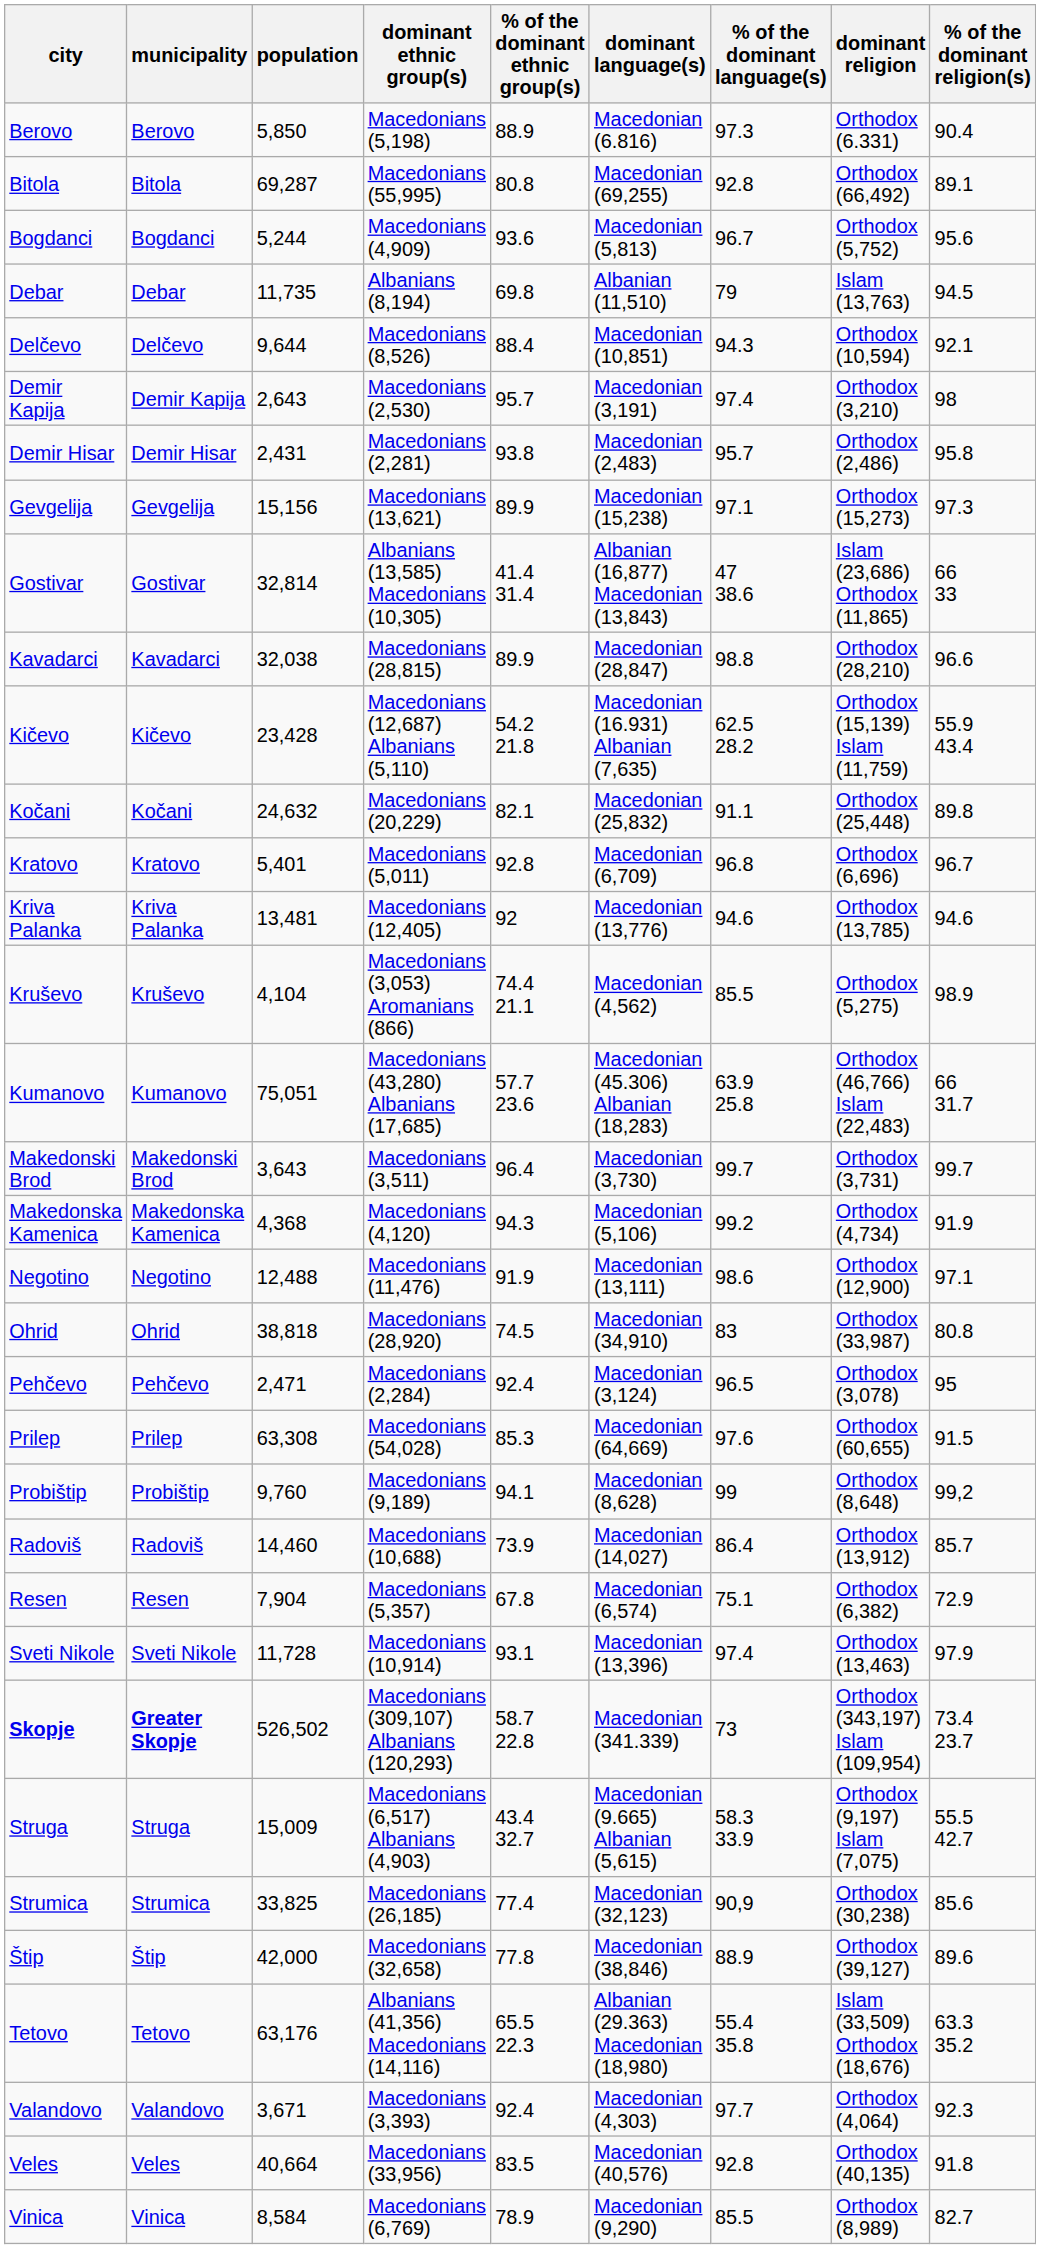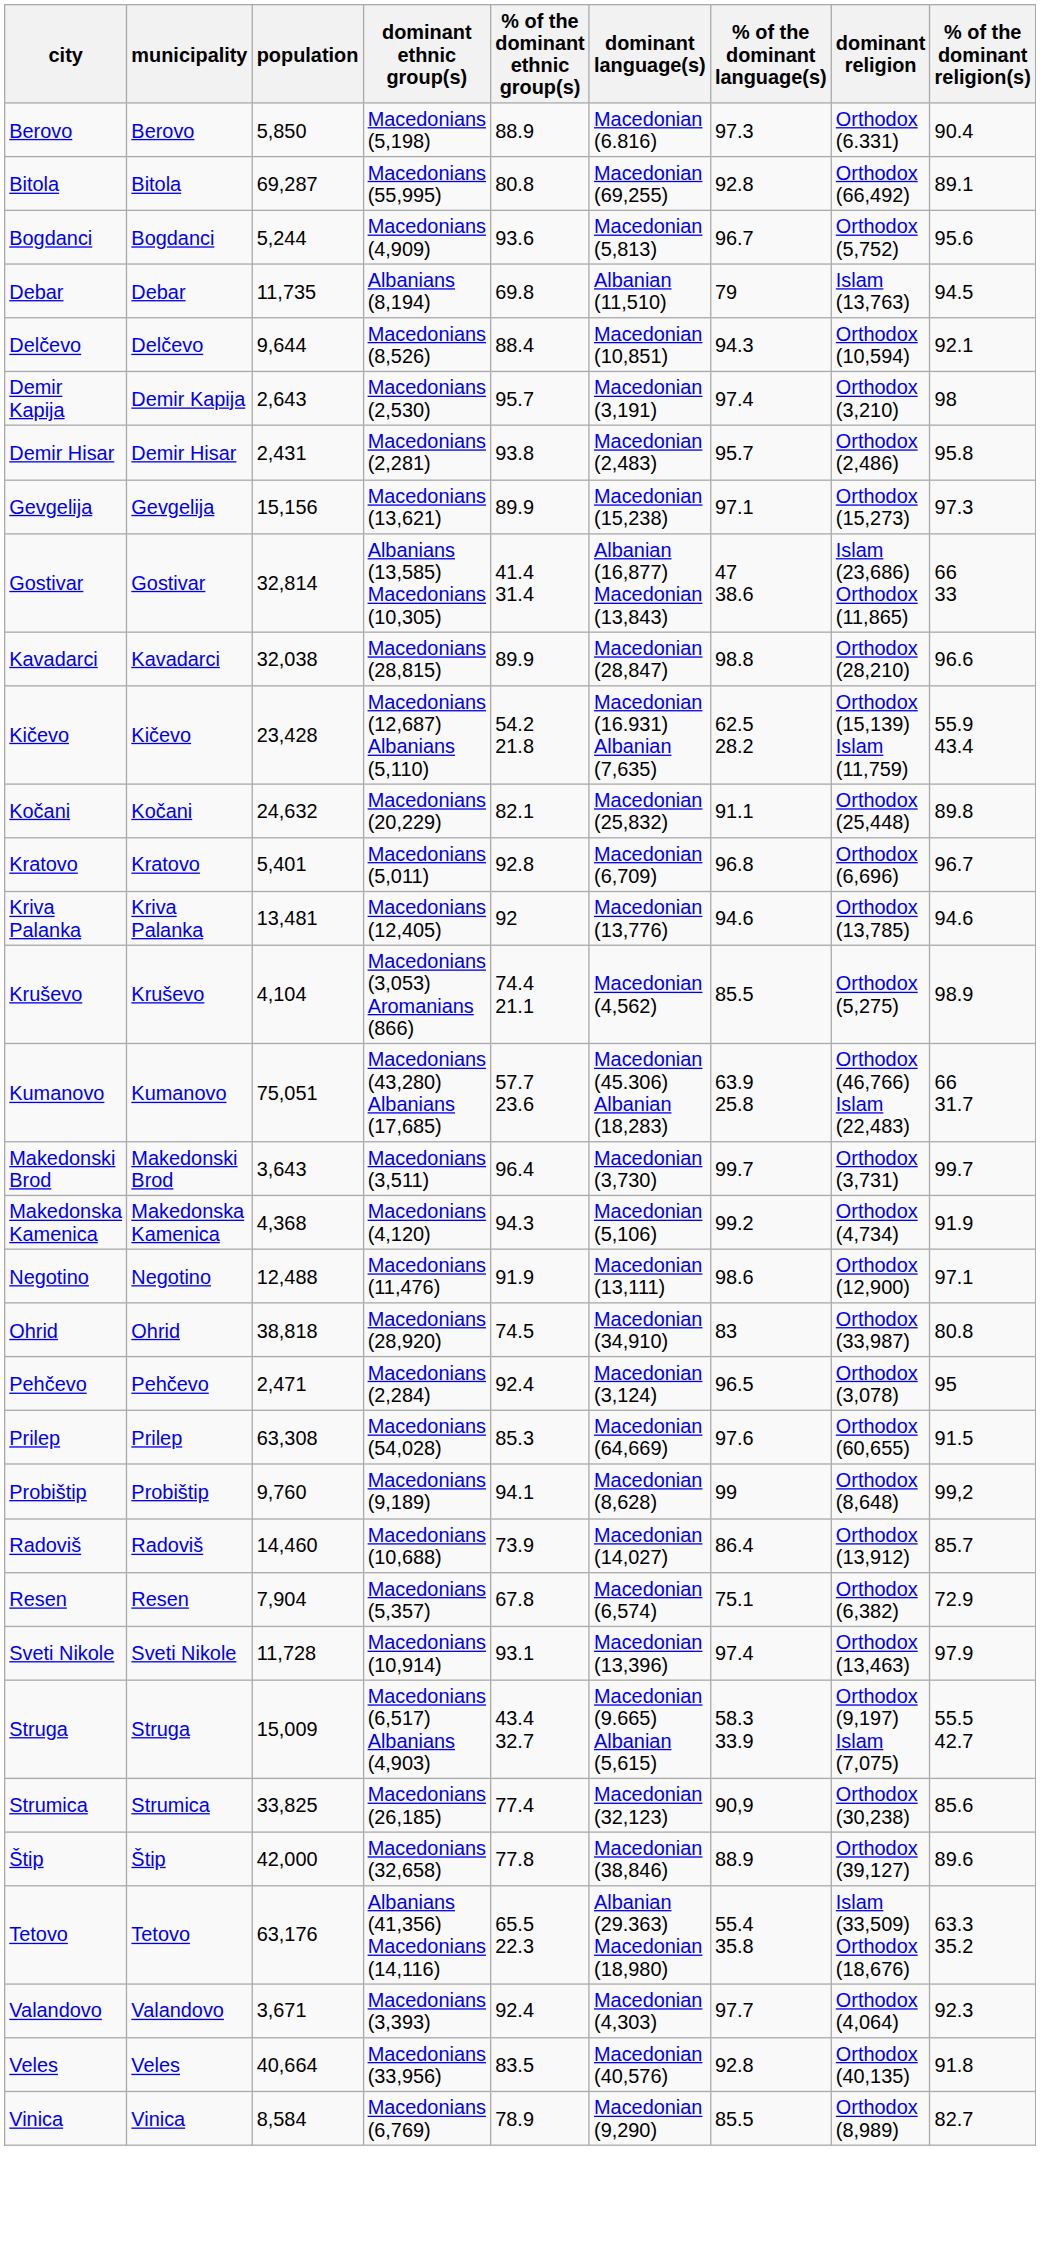- row: (42, 1729)
